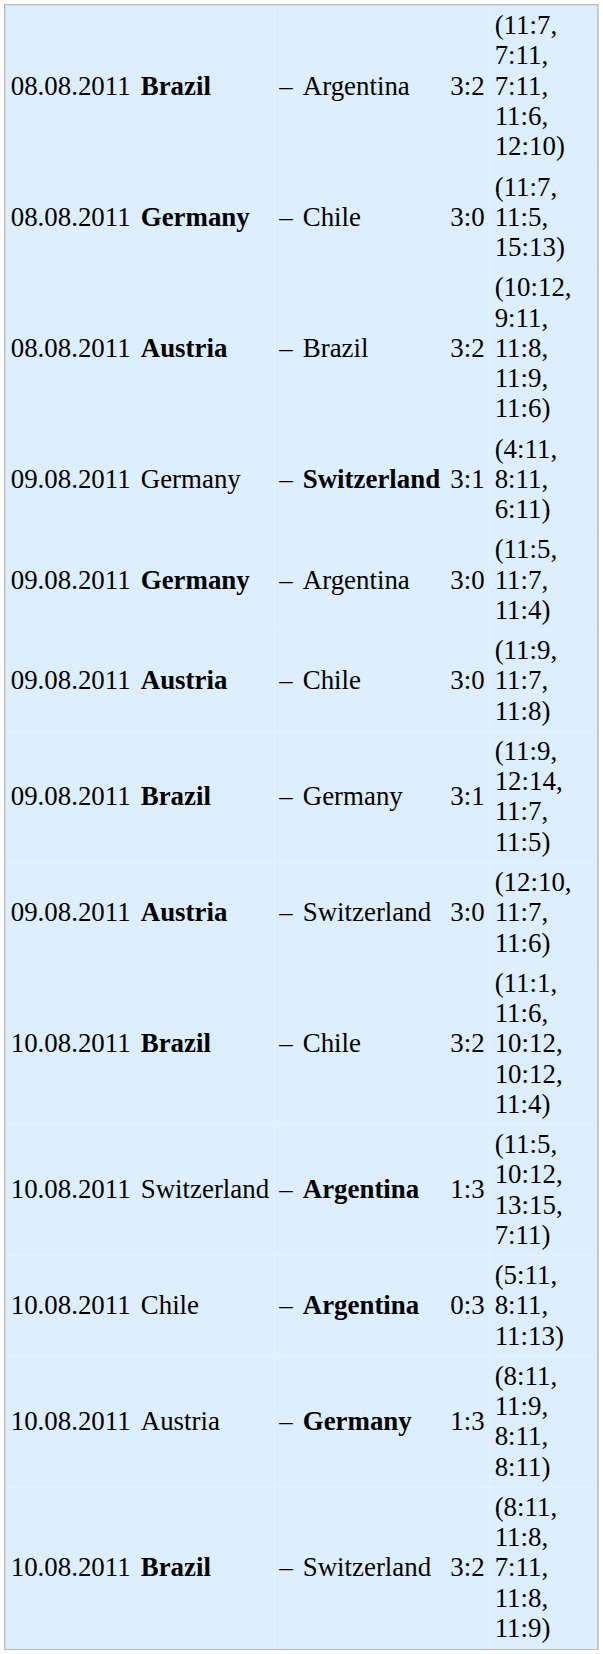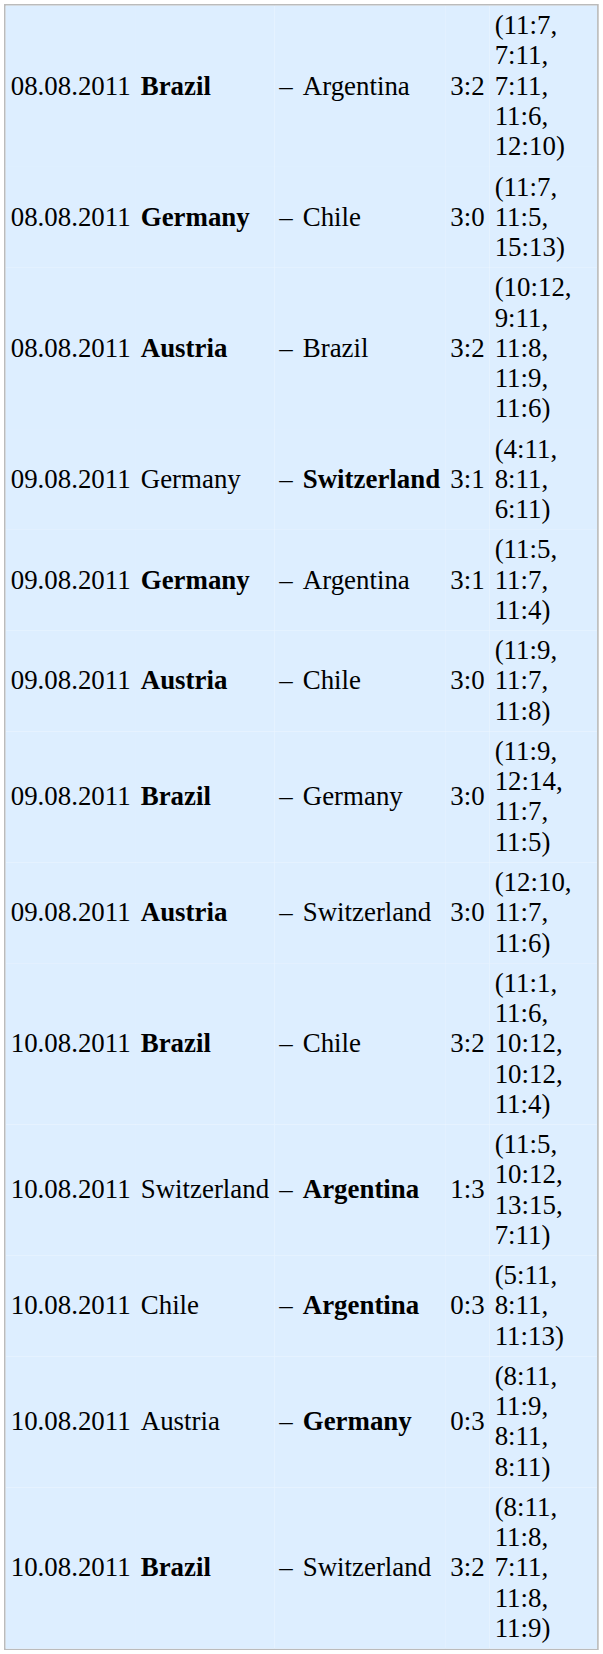(467, 579) 3:0 -> (467, 579) 3:1
(467, 796) 3:1 -> (467, 796) 3:0
(467, 1421) 1:3 -> (467, 1421) 0:3
